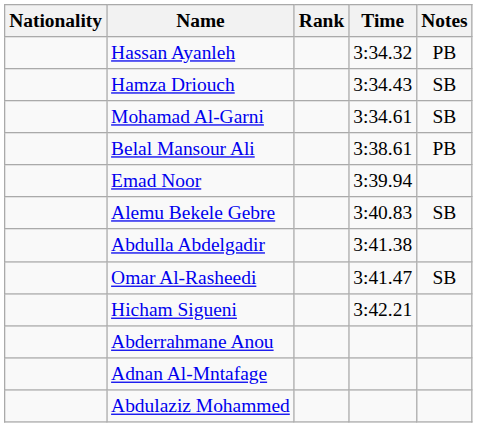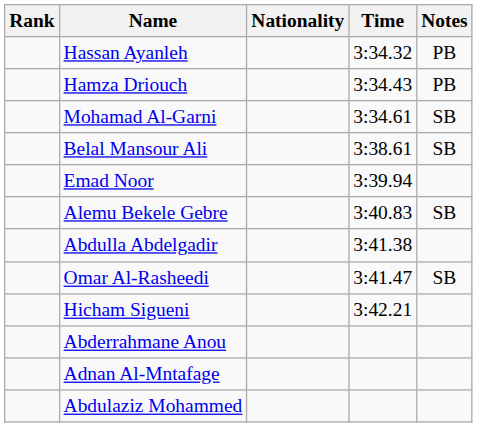columns swapped: (322, 20) <-> (56, 20)
(444, 84) SB -> (444, 84) PB
(444, 149) PB -> (444, 149) SB
